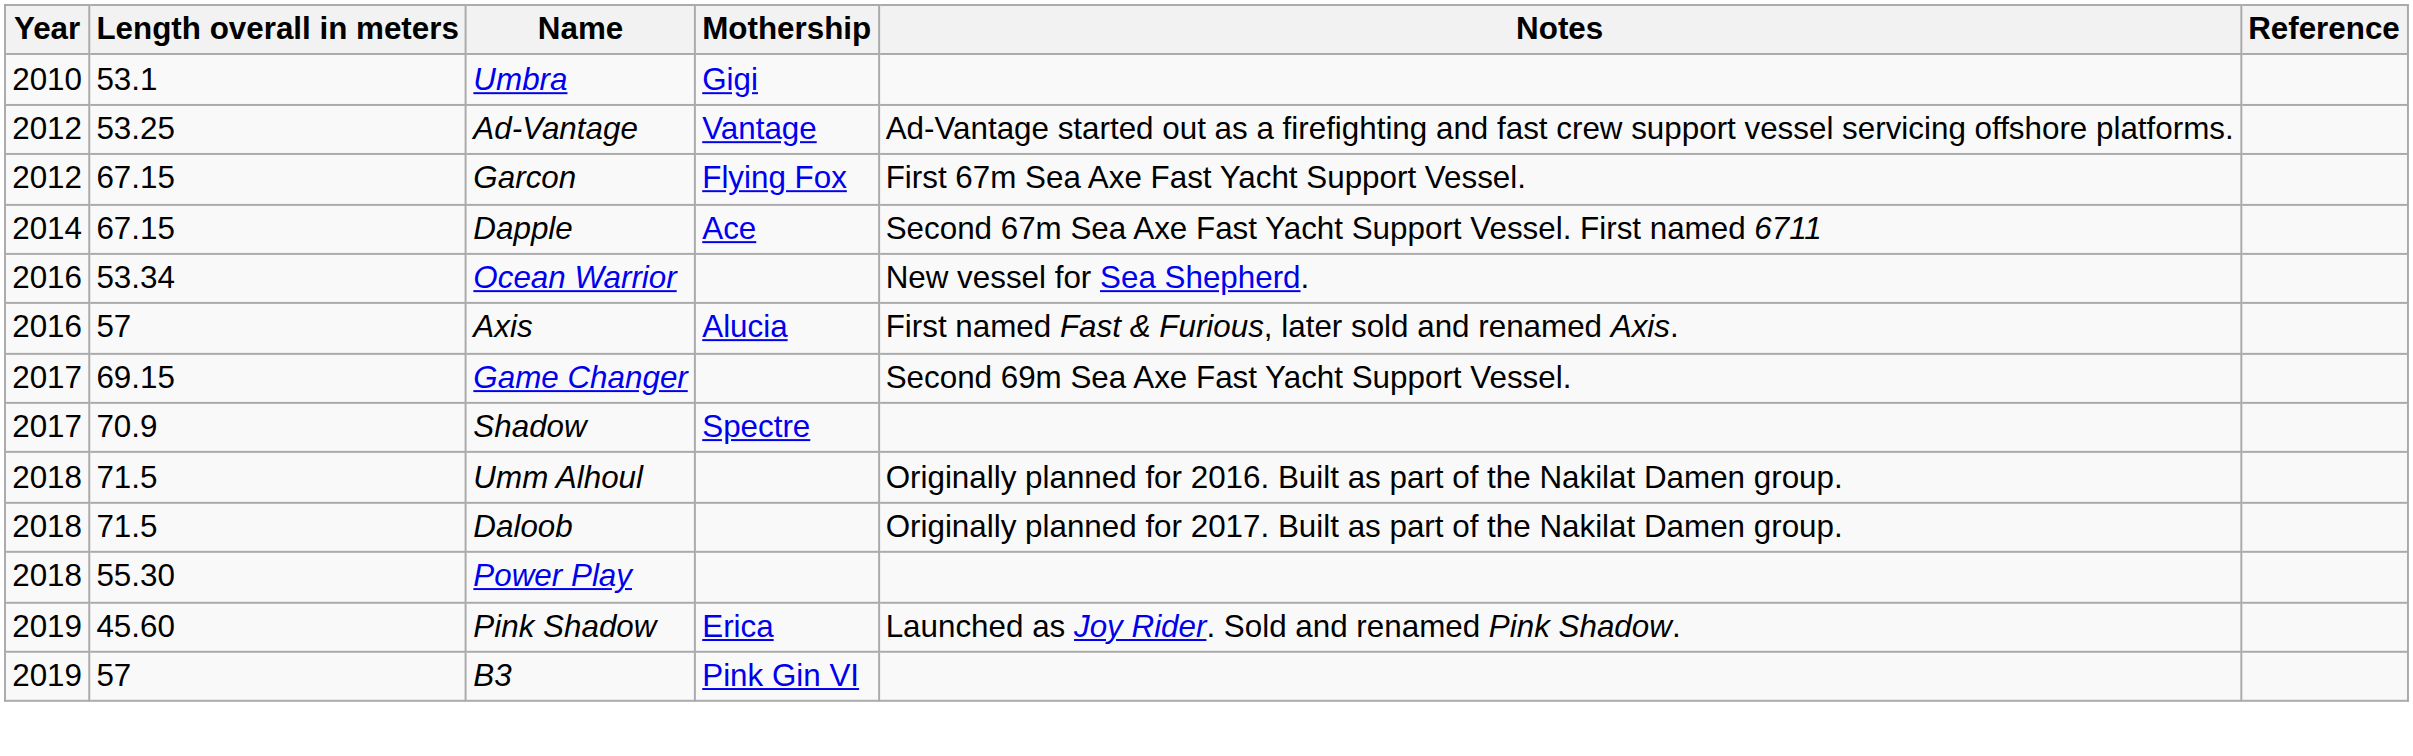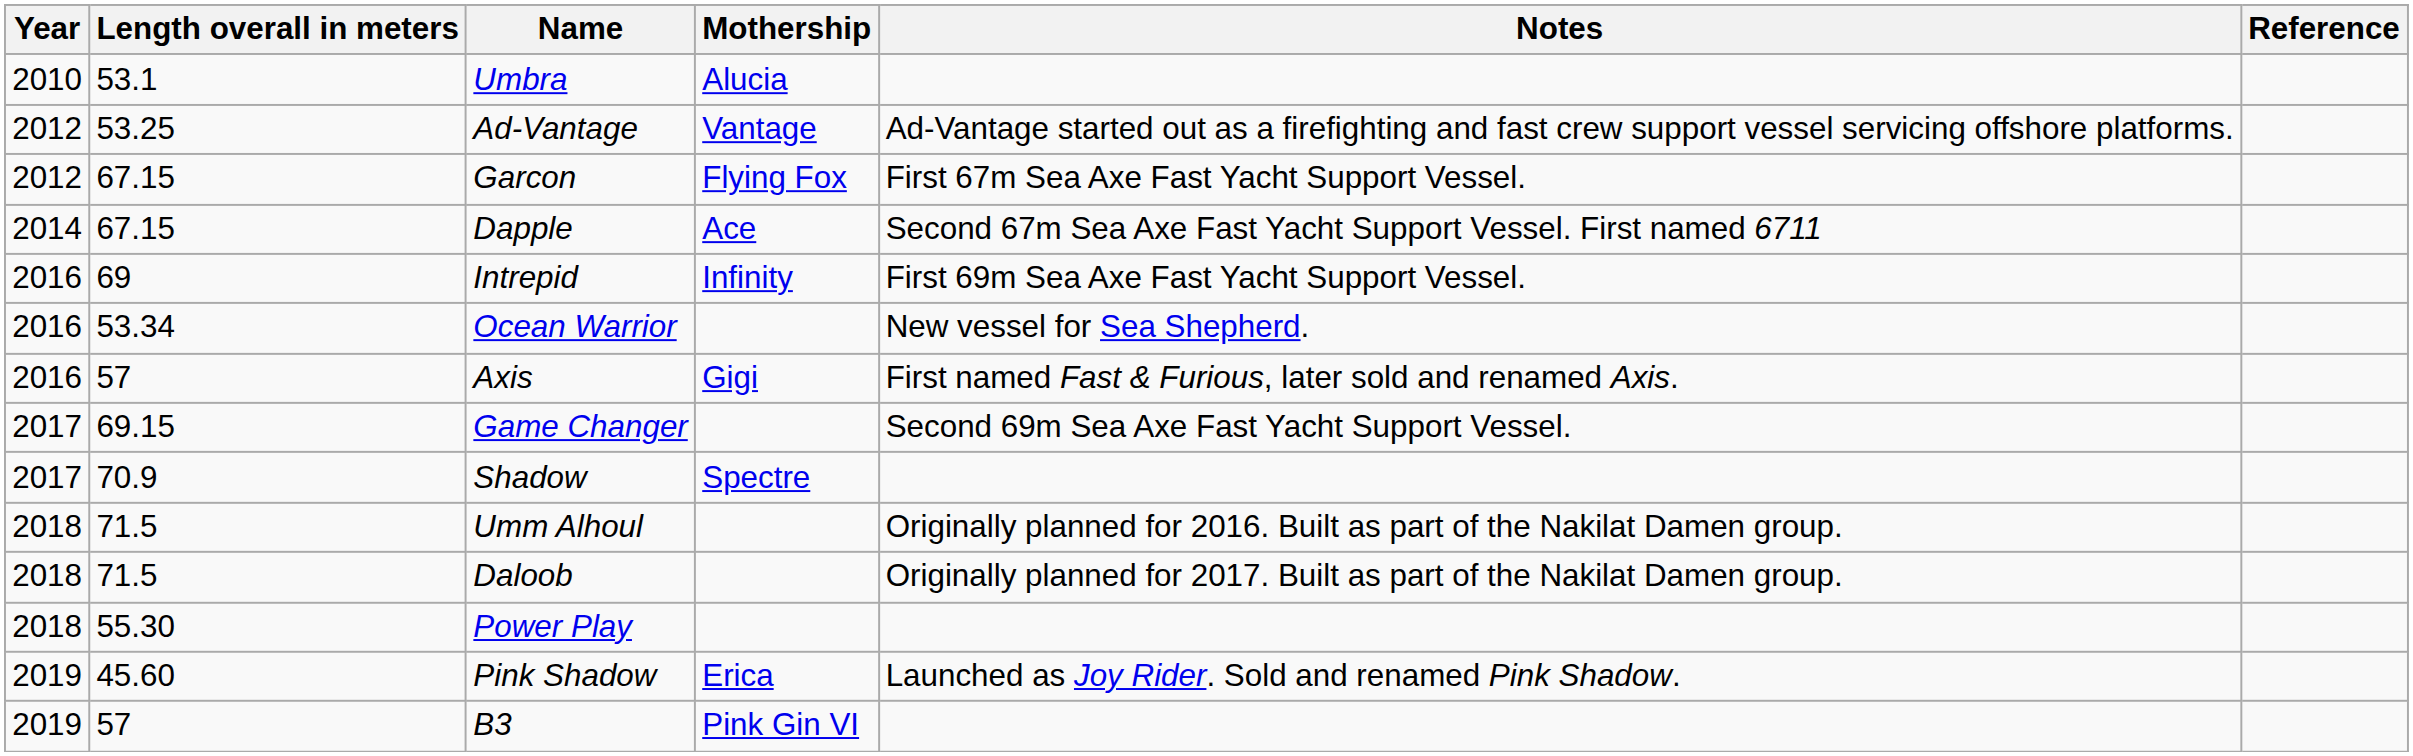(730, 79) Gigi -> (745, 79) Alucia
+ row: (526, 278)
(745, 327) Alucia -> (730, 377) Gigi
